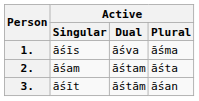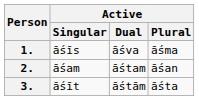(164, 68) ā́sta -> (164, 68) ā́san
(164, 86) ā́san -> (164, 86) ā́sta
